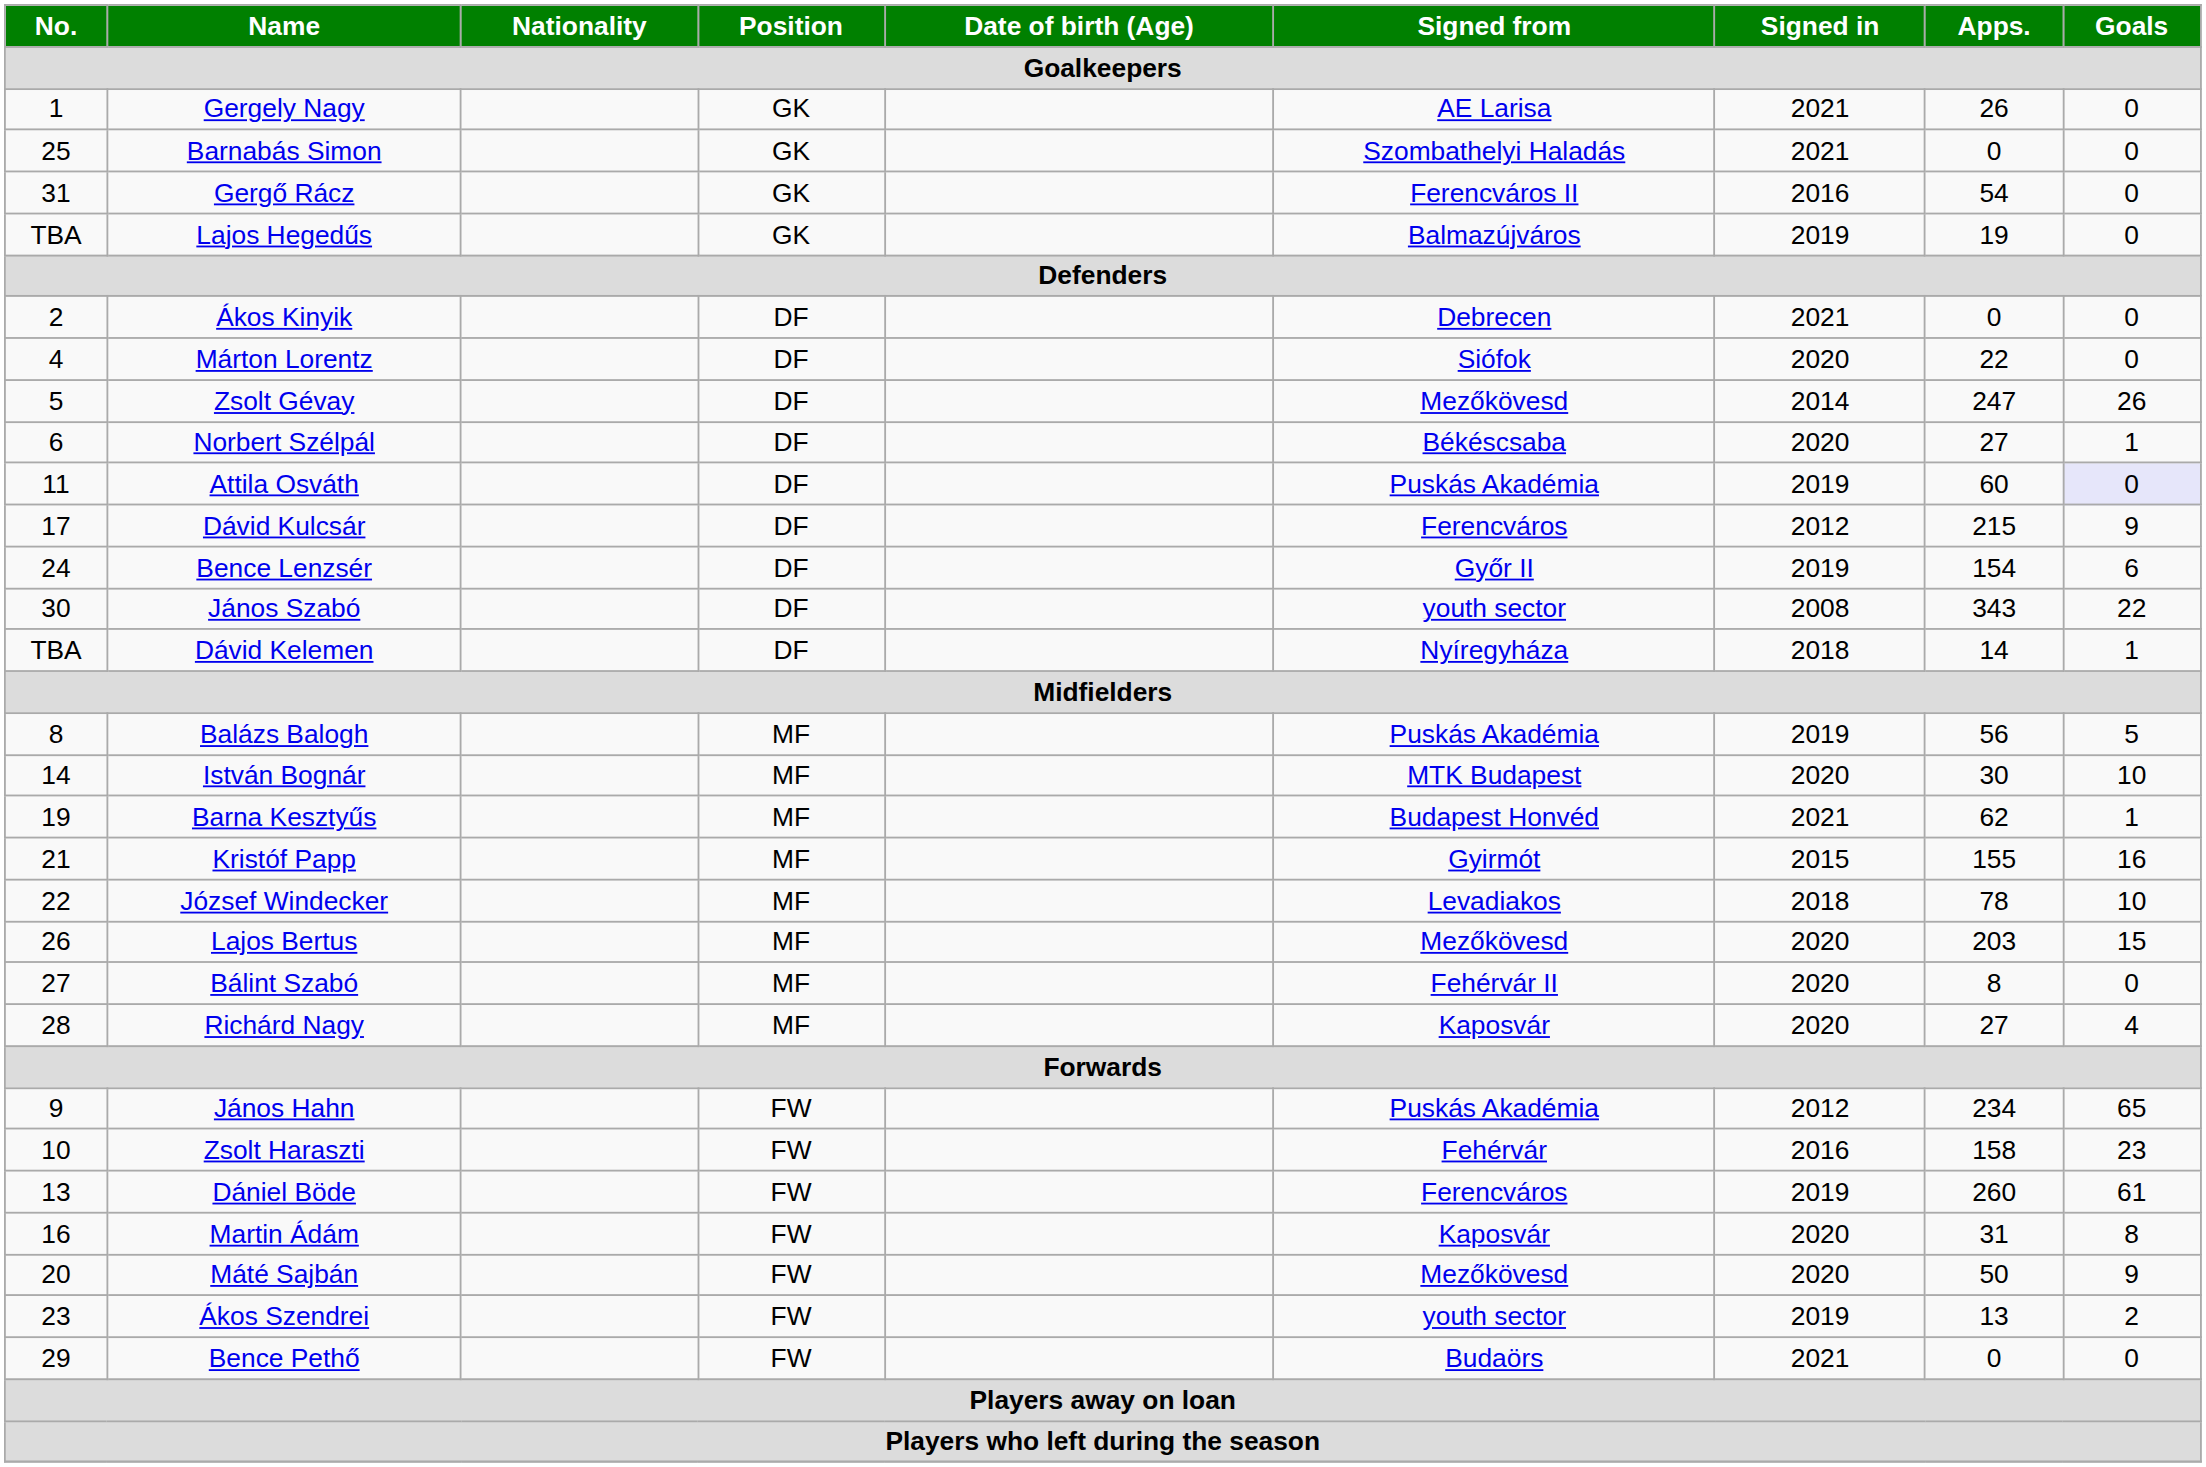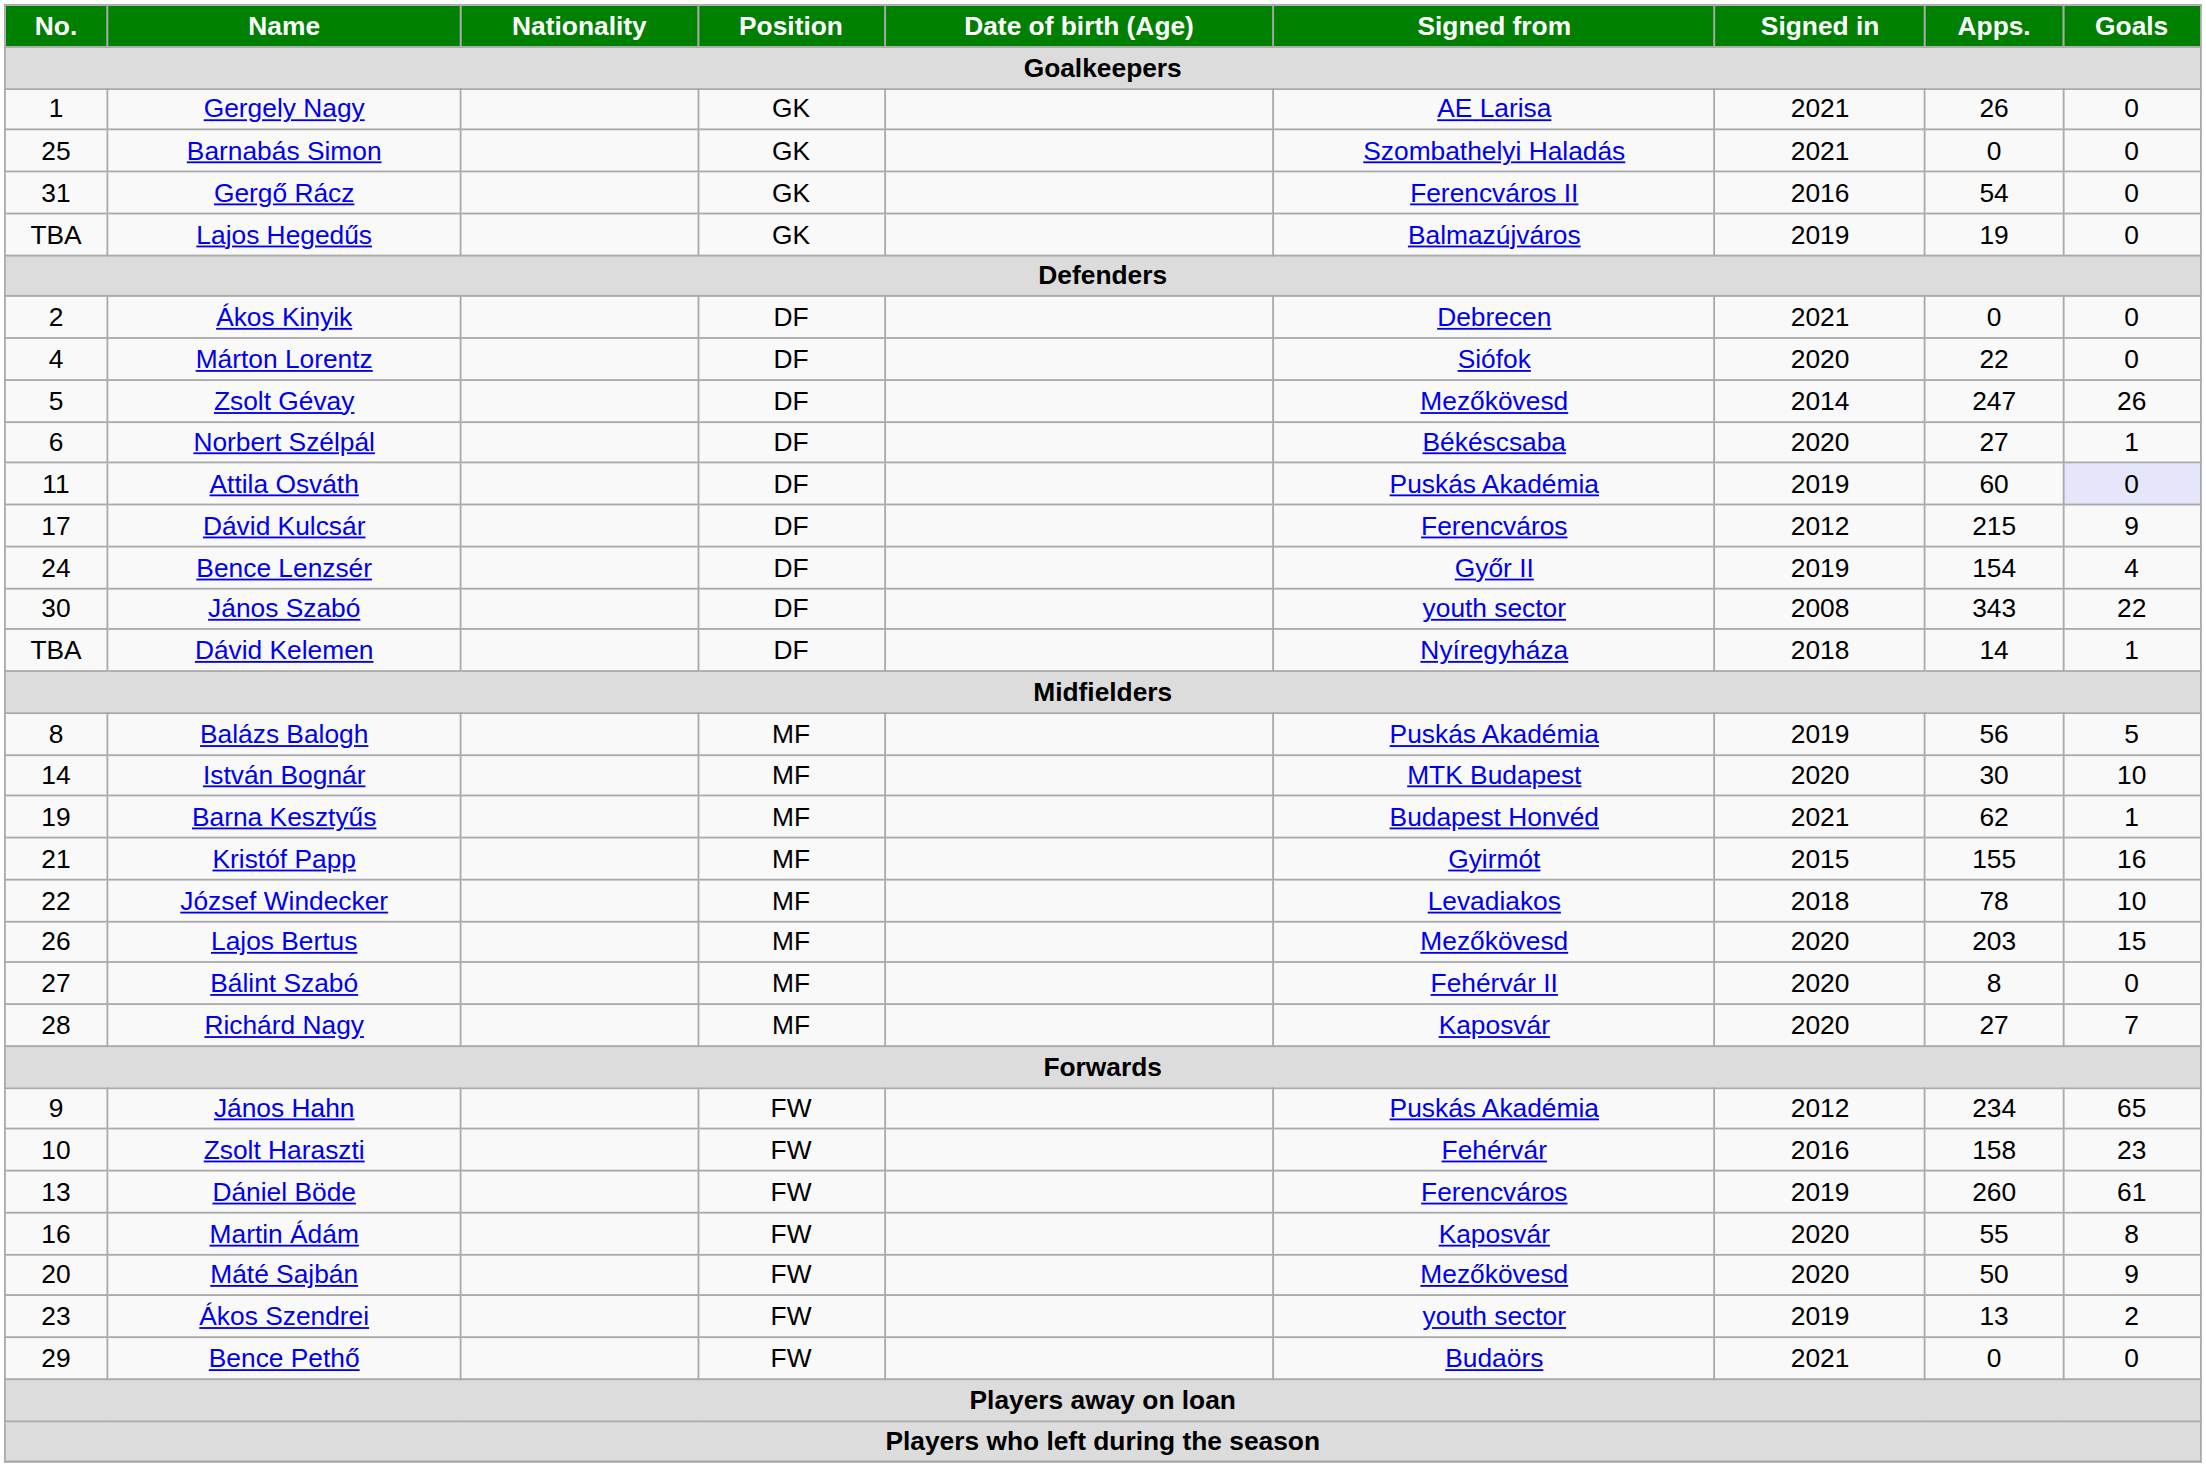(2132, 567) 6 -> (2132, 567) 4
(2132, 1025) 4 -> (2132, 1025) 7
(1994, 1233) 31 -> (1994, 1233) 55
